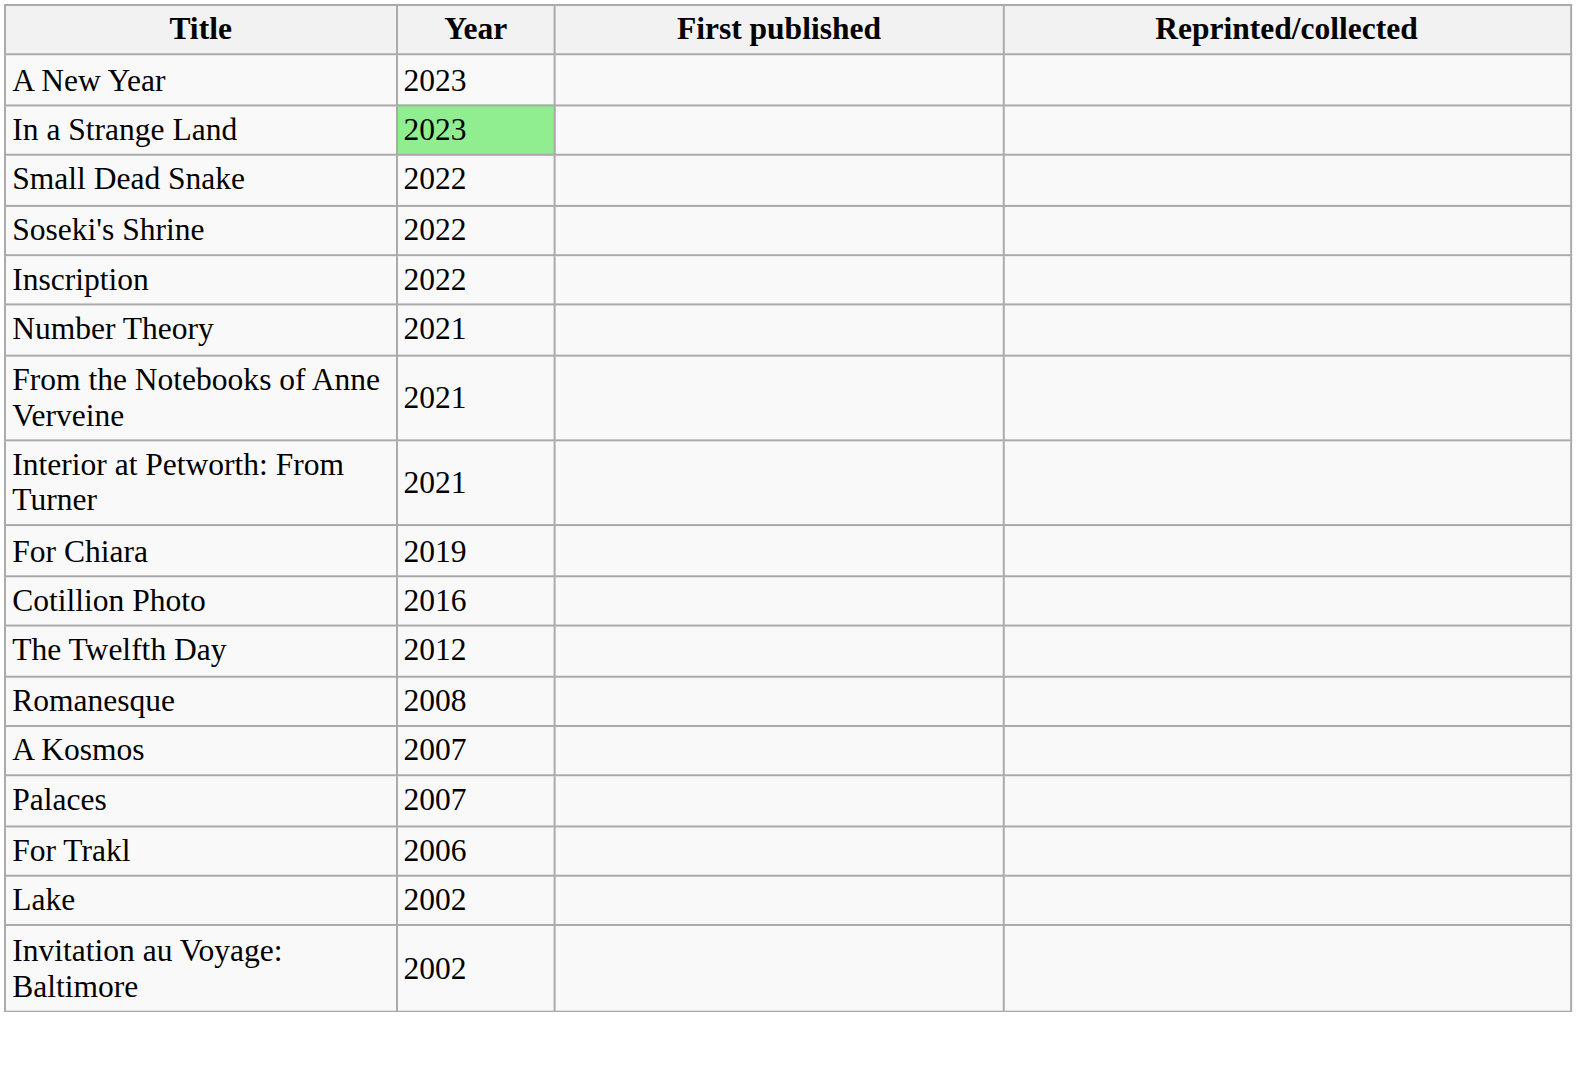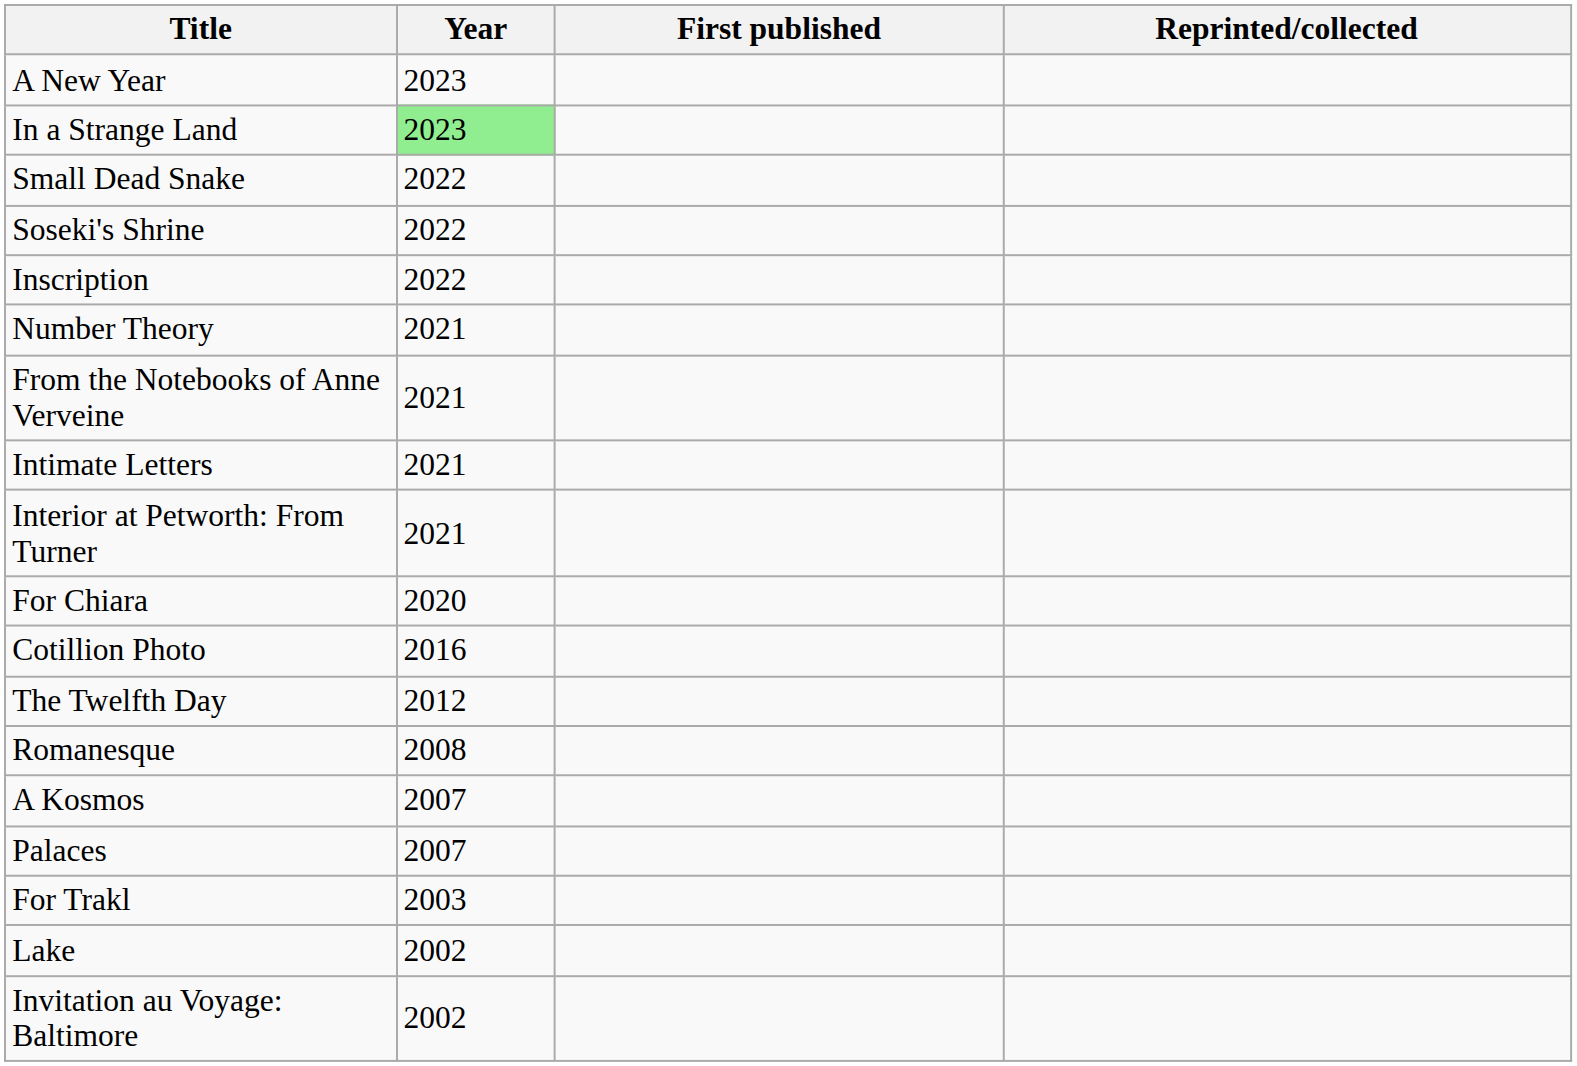+ row: (112, 464)
(435, 550) 2019 -> (435, 600) 2020
(435, 850) 2006 -> (435, 900) 2003
